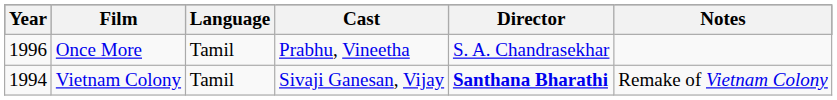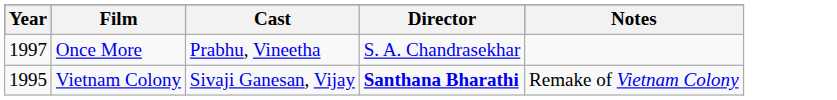- column: (230, 19)
(28, 49) 1996 -> (28, 49) 1997
(28, 79) 1994 -> (28, 79) 1995
